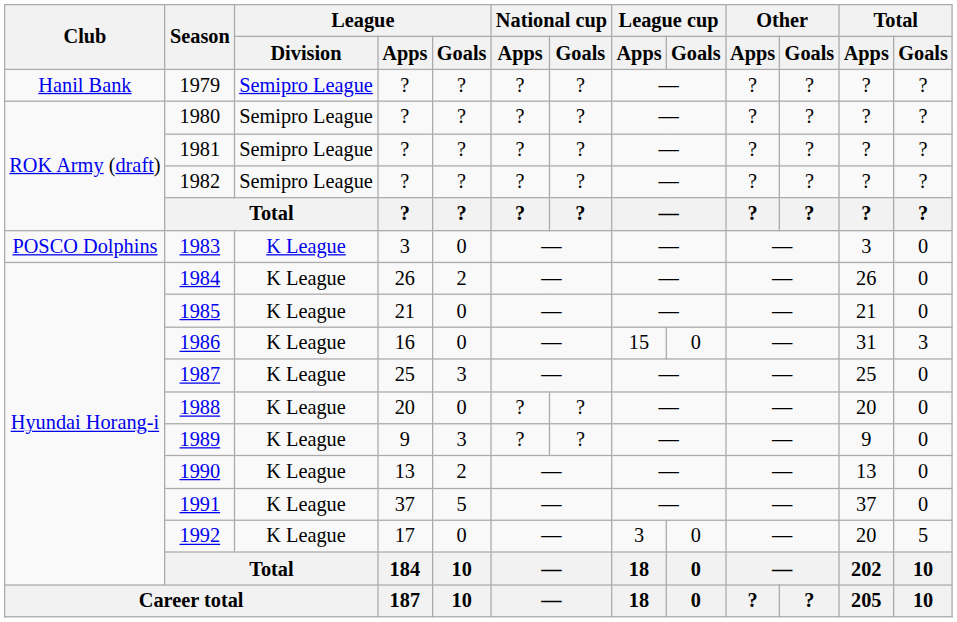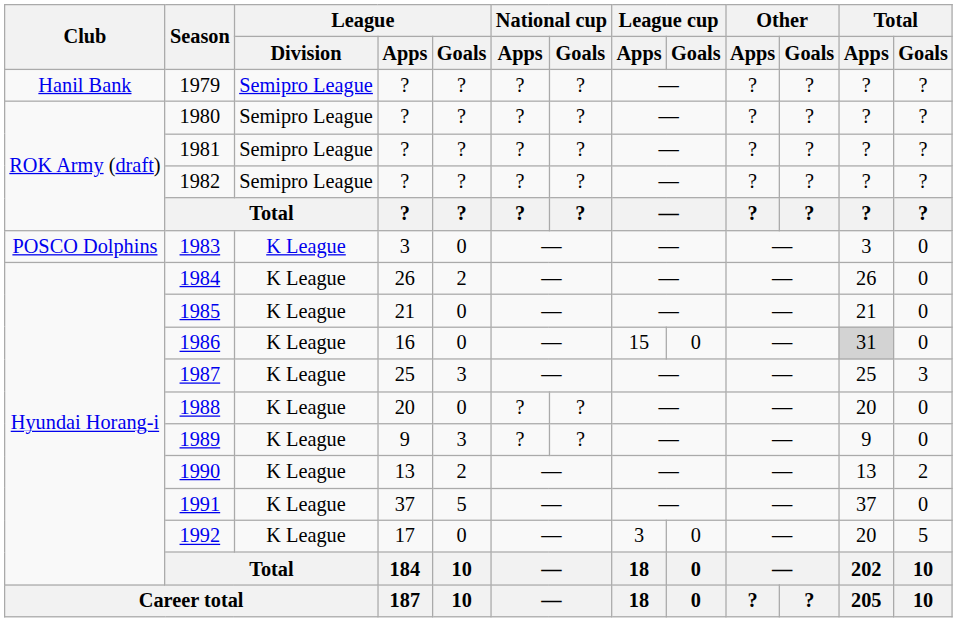(866, 342) no background -> (866, 342) lightgrey background
(923, 342) 3 -> (923, 342) 0
(923, 375) 0 -> (923, 375) 3
(923, 471) 0 -> (923, 471) 2
